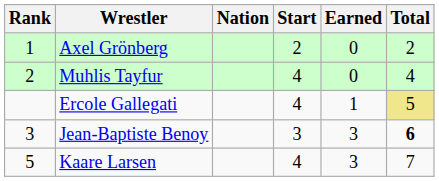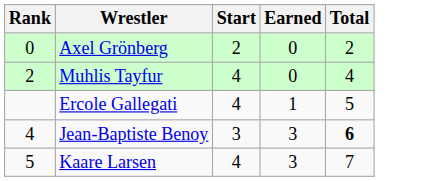- column: (243, 18)
(30, 47) 1 -> (30, 47) 0
(410, 104) khaki background -> (350, 104) no background
(30, 133) 3 -> (30, 133) 4
